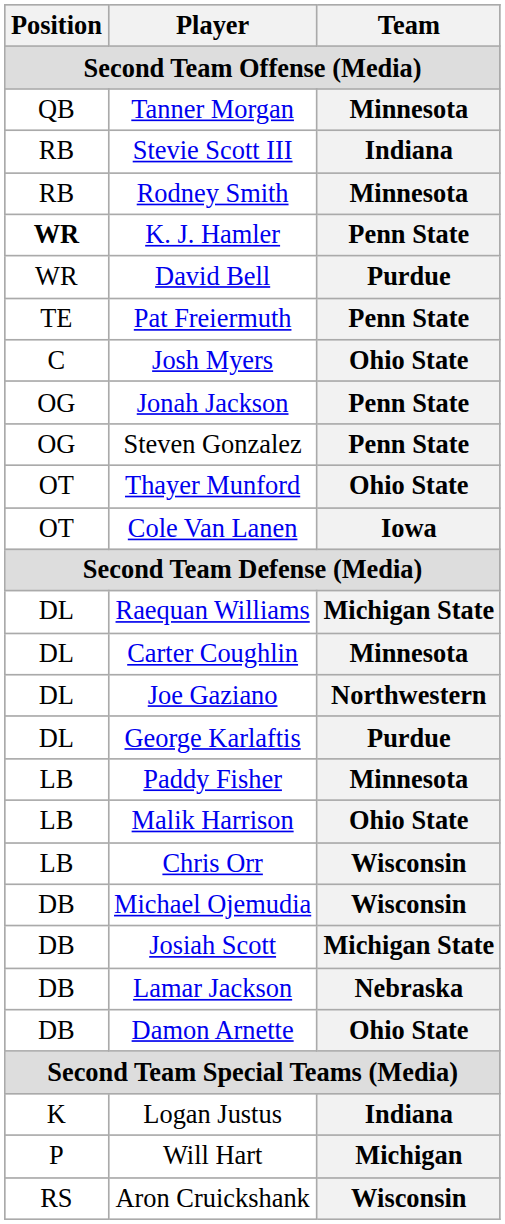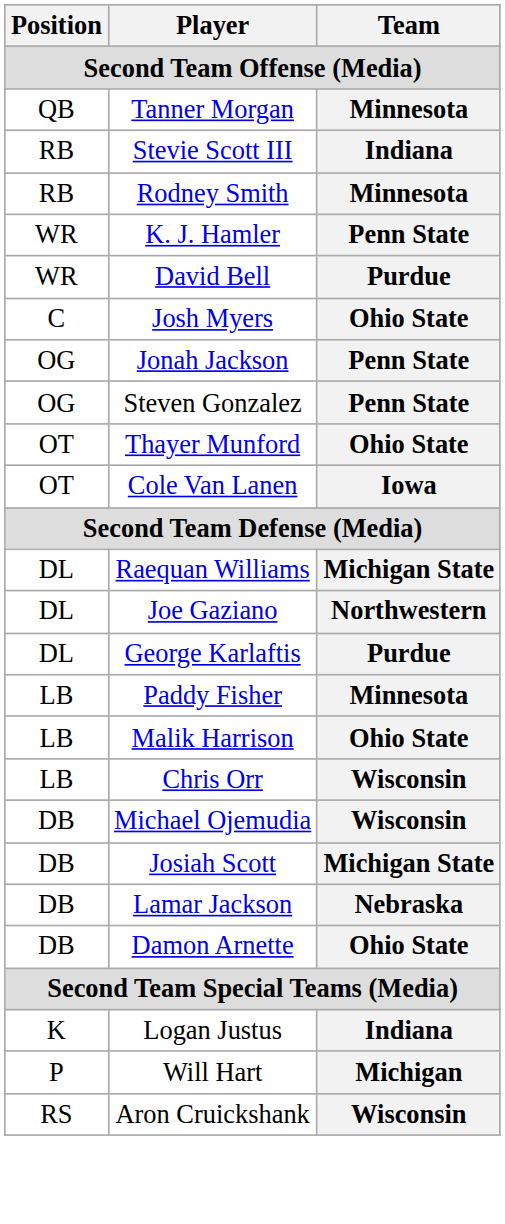(56, 234) bold -> (56, 234) normal
- row: (213, 318)
- row: (213, 653)
